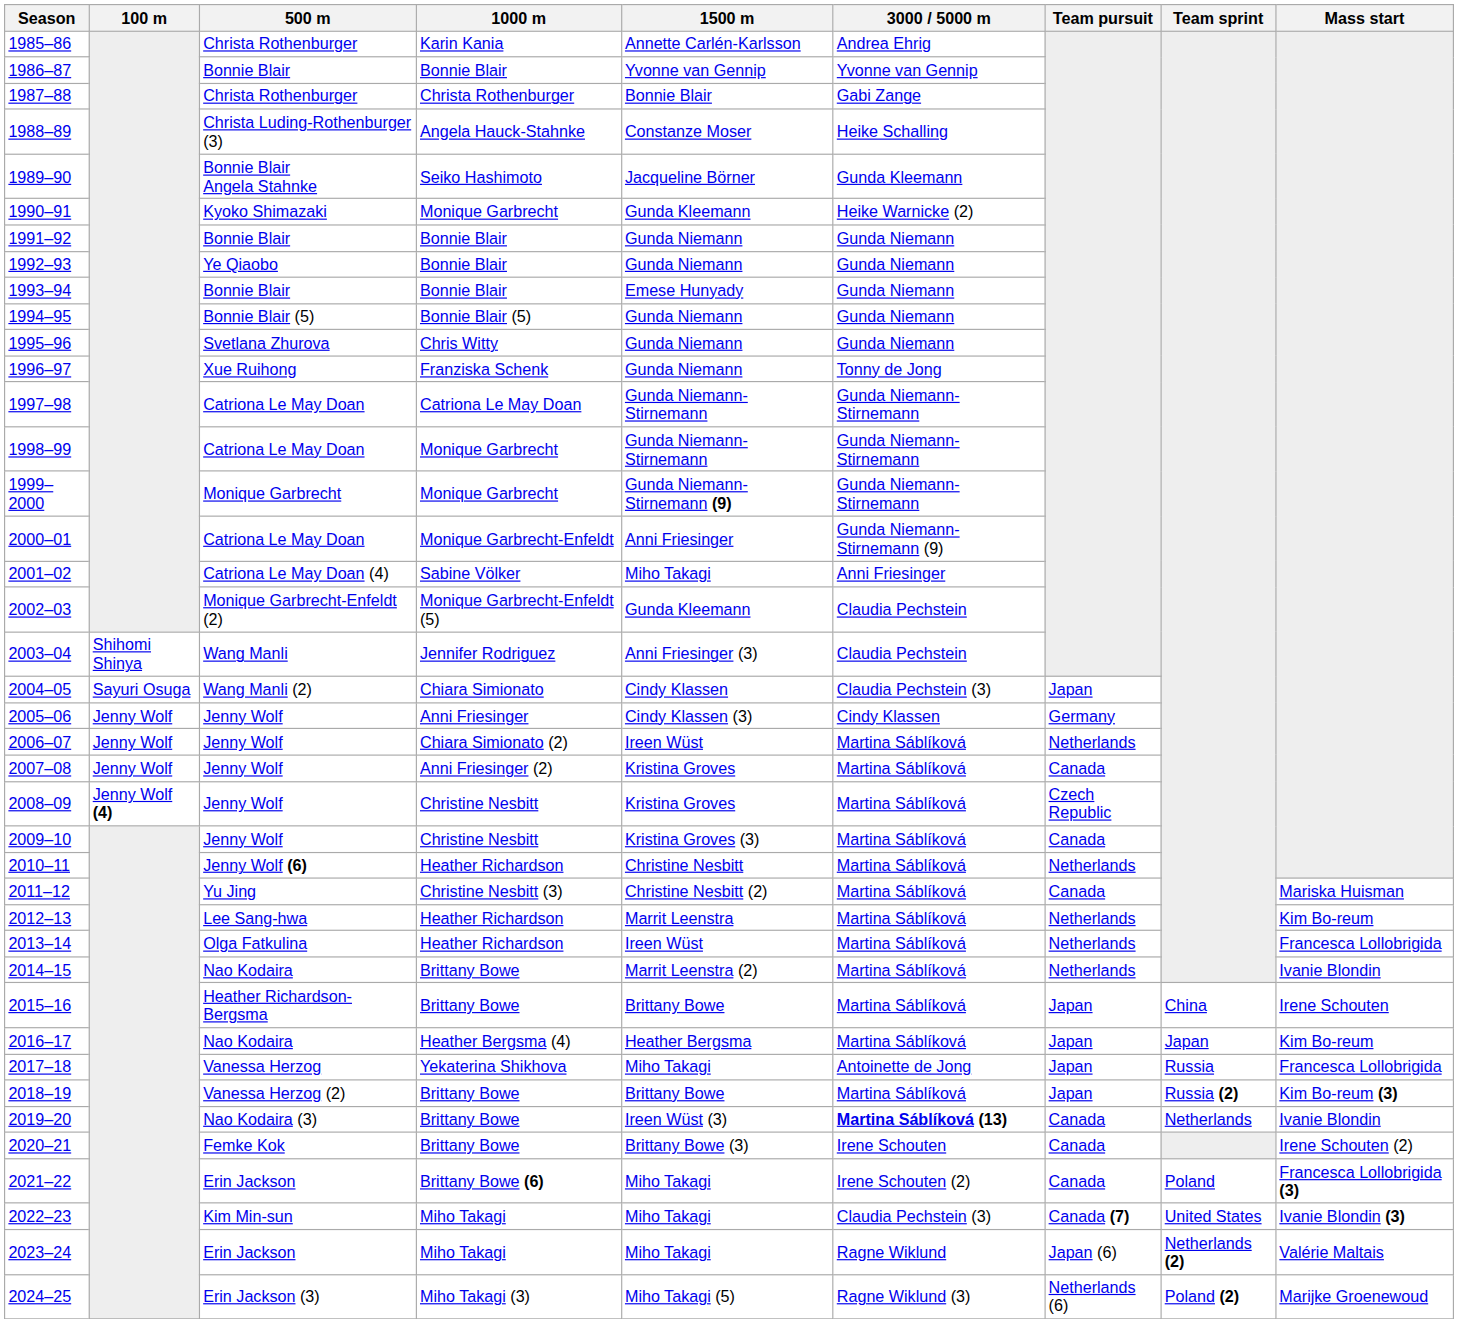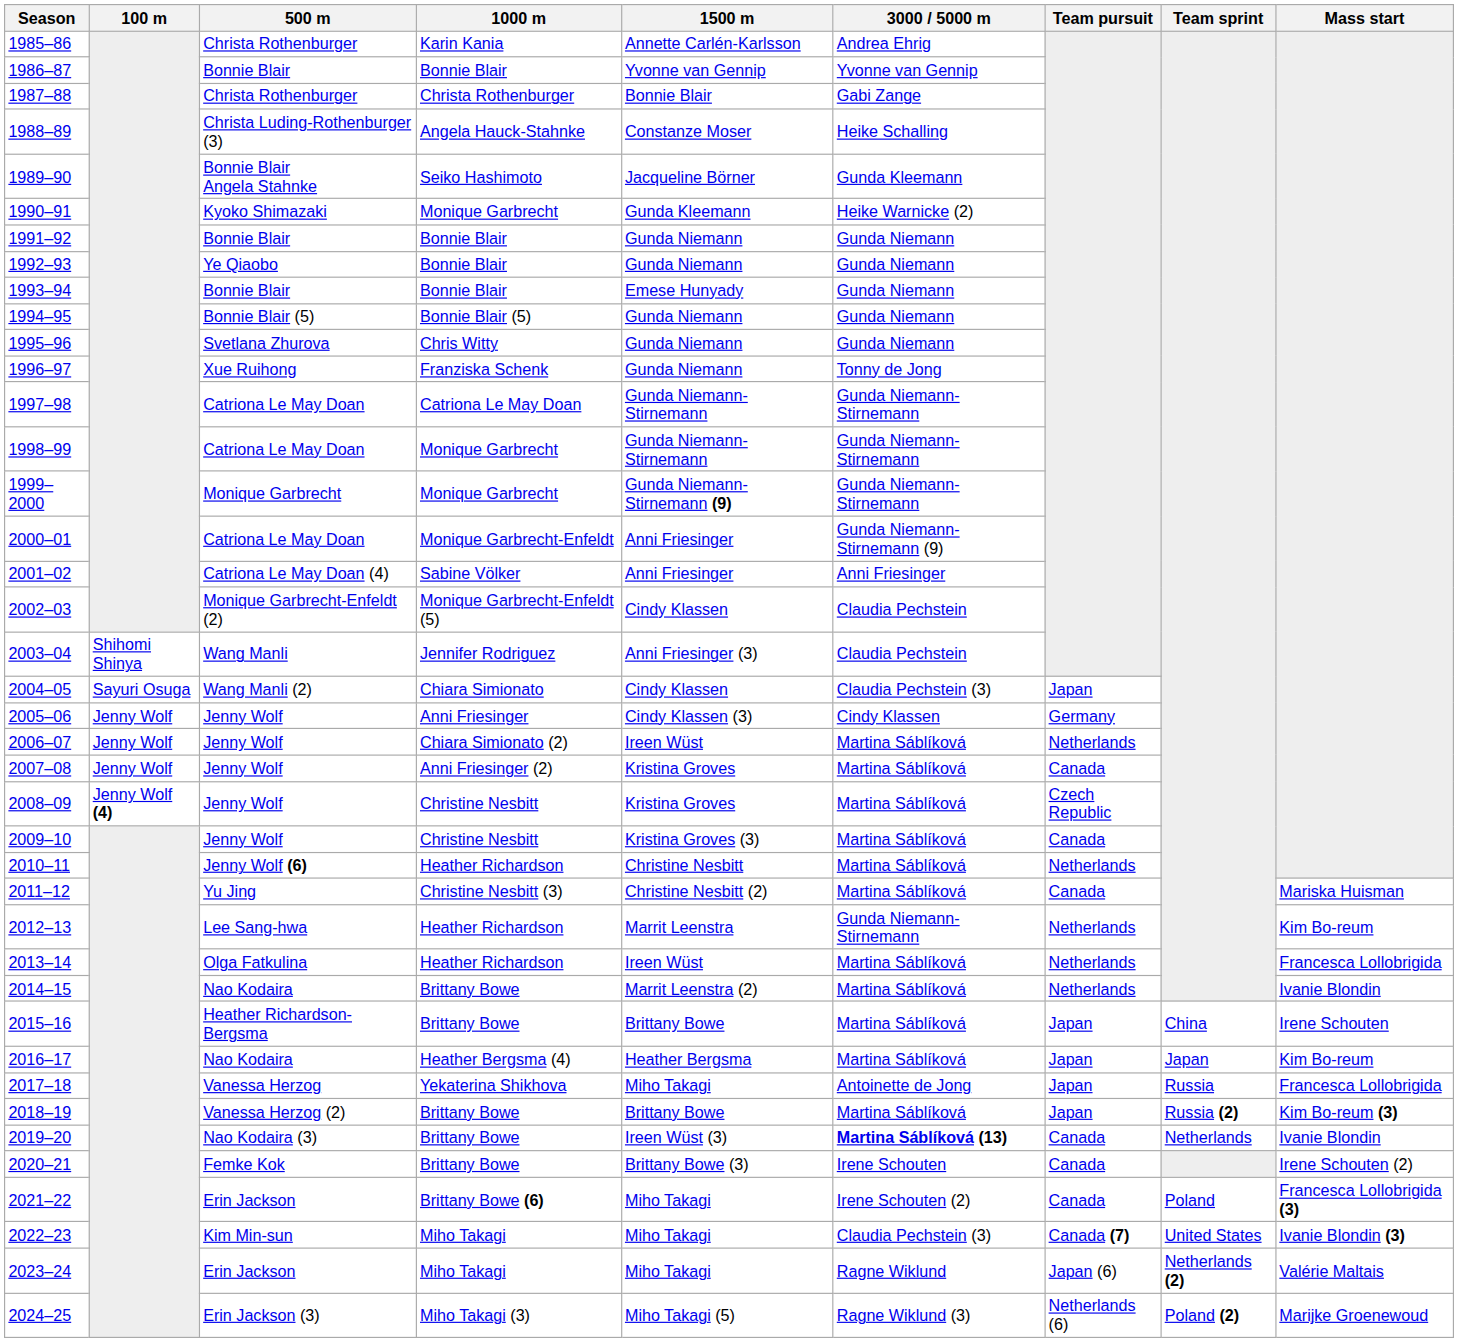(668, 574) Miho Takagi -> (679, 574) Anni Friesinger
(688, 609) Gunda Kleemann -> (677, 609) Cindy Klassen
(901, 917) Martina Sáblíková -> (898, 927) Gunda Niemann-Stirnemann
